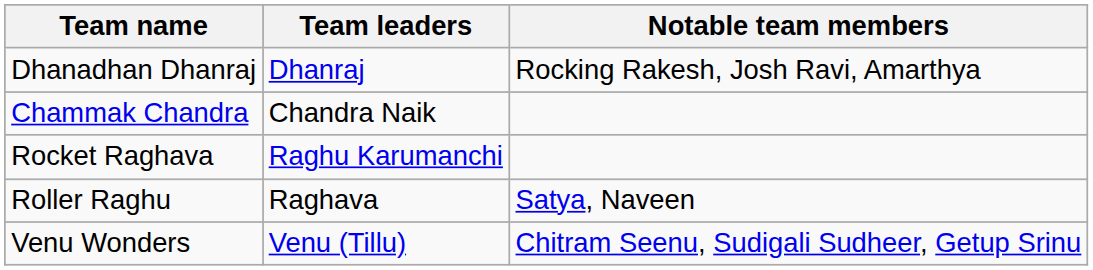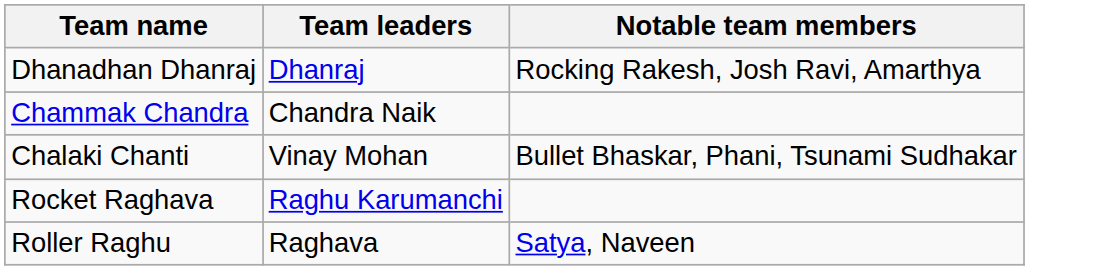+ row: (100, 156)
- row: (101, 243)
